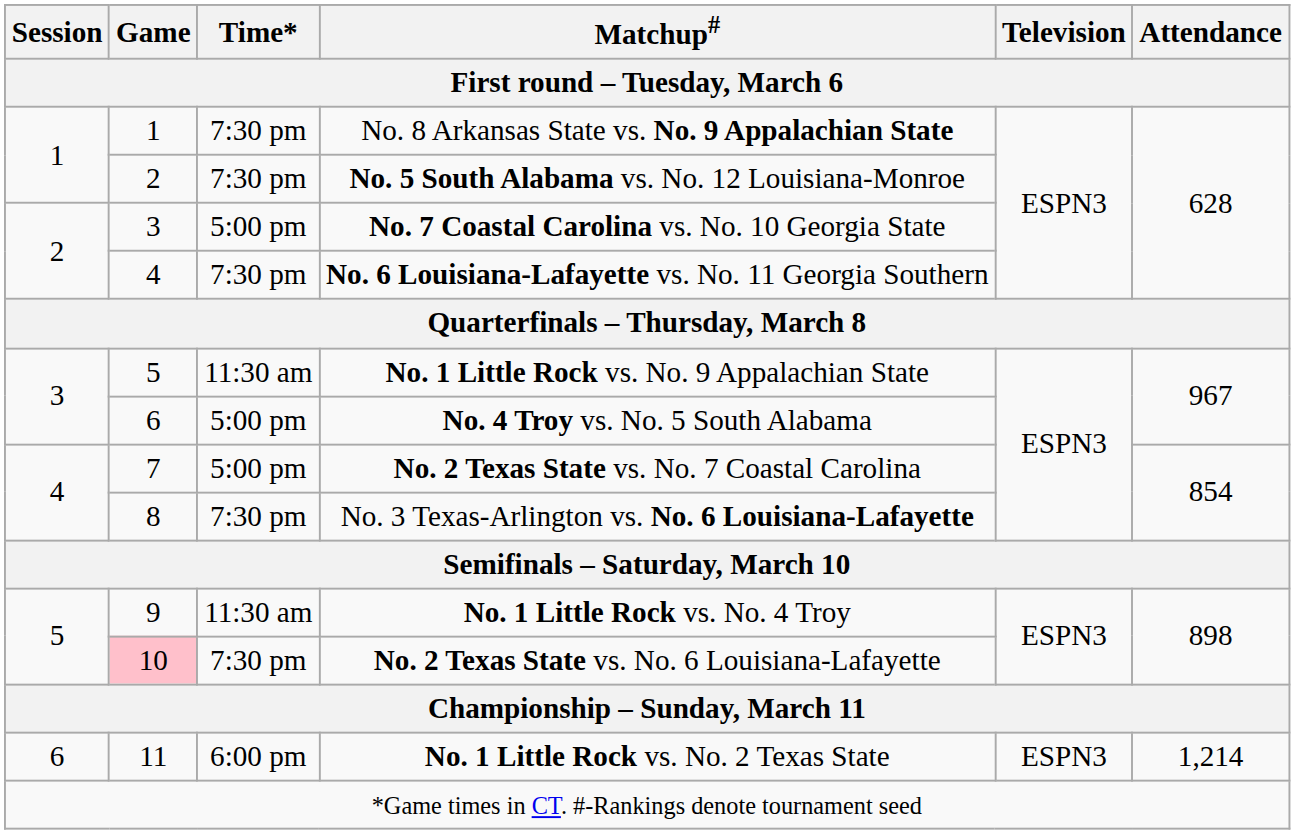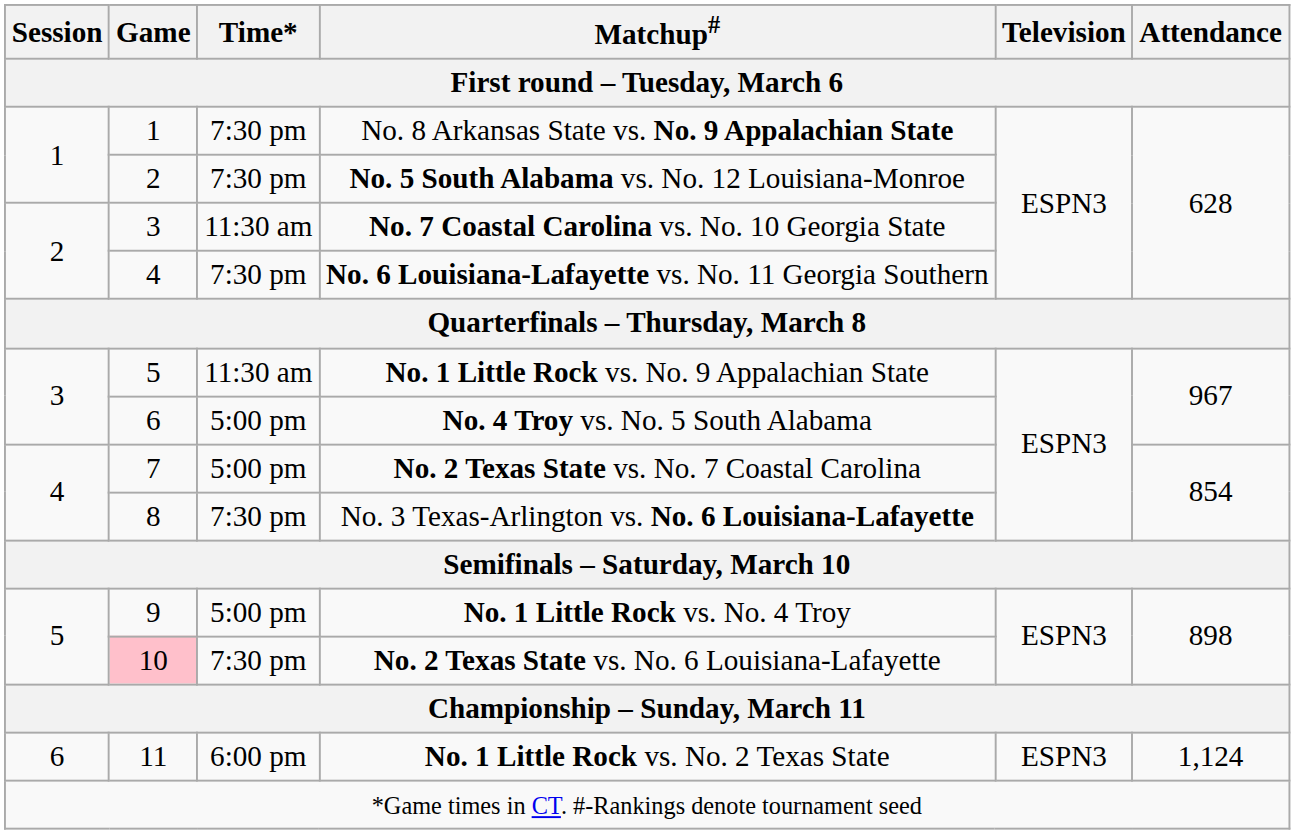(258, 227) 5:00 pm -> (258, 227) 11:30 am
(258, 612) 11:30 am -> (258, 612) 5:00 pm
(1211, 756) 1,214 -> (1211, 756) 1,124
